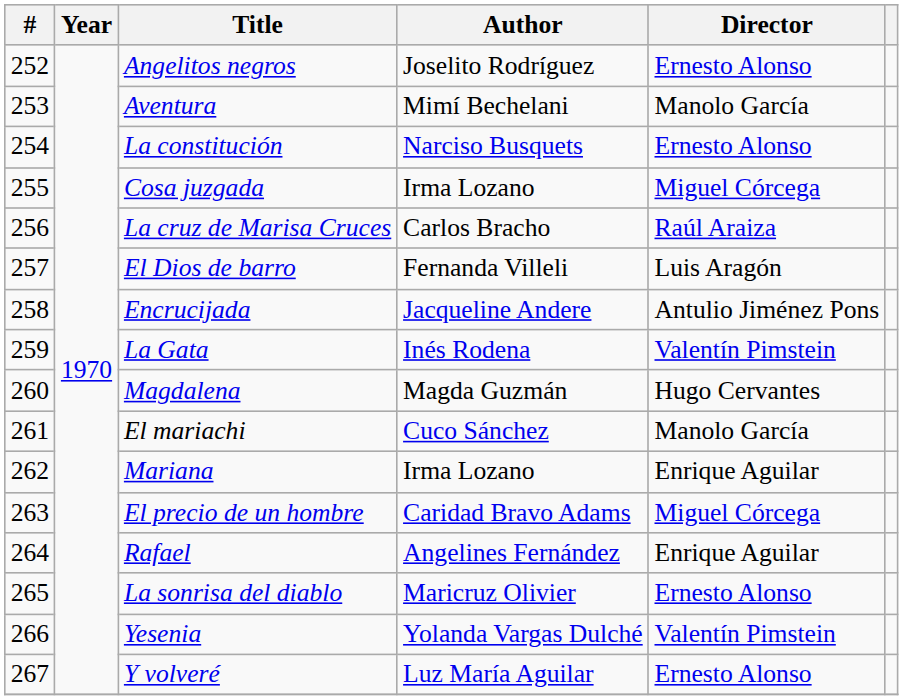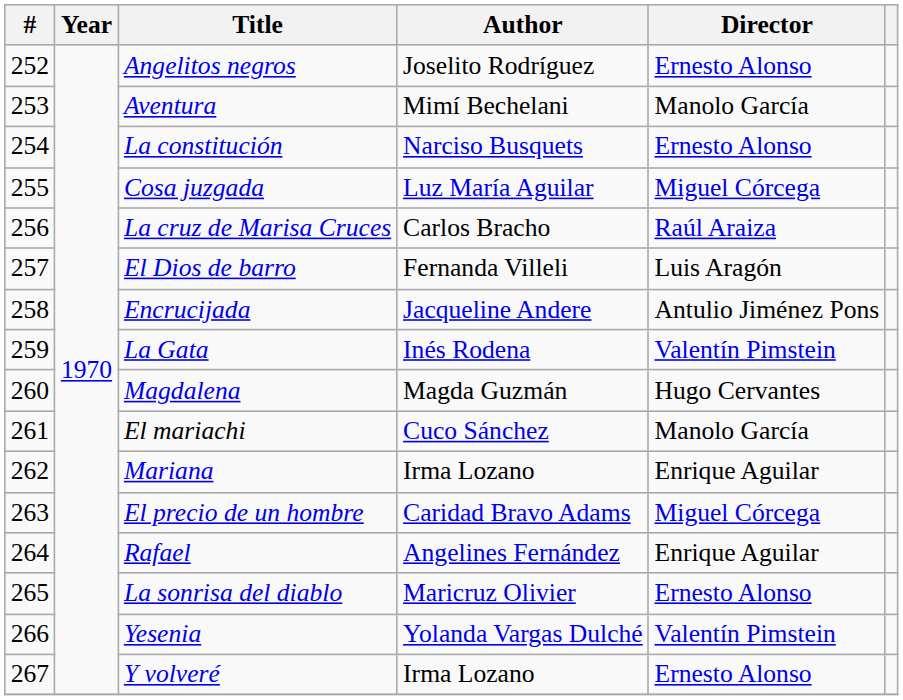(469, 187) Irma Lozano -> (498, 187) Luz María Aguilar
(498, 674) Luz María Aguilar -> (469, 674) Irma Lozano
